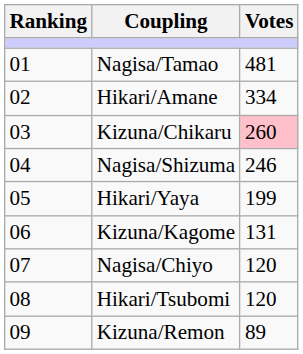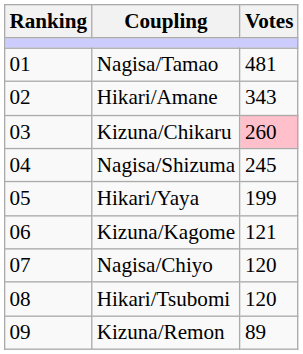(261, 97) 334 -> (261, 97) 343
(261, 164) 246 -> (261, 164) 245
(261, 231) 131 -> (261, 231) 121
